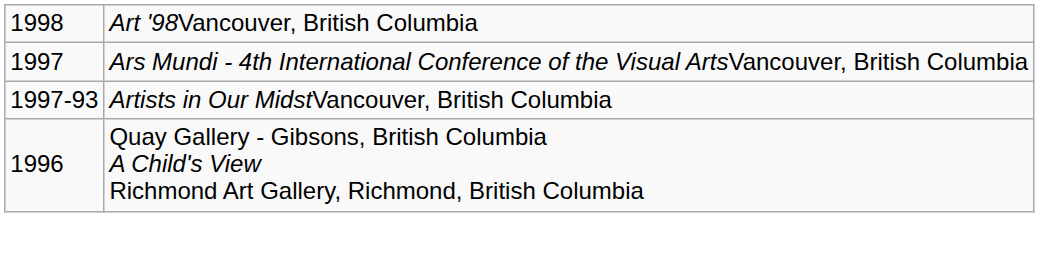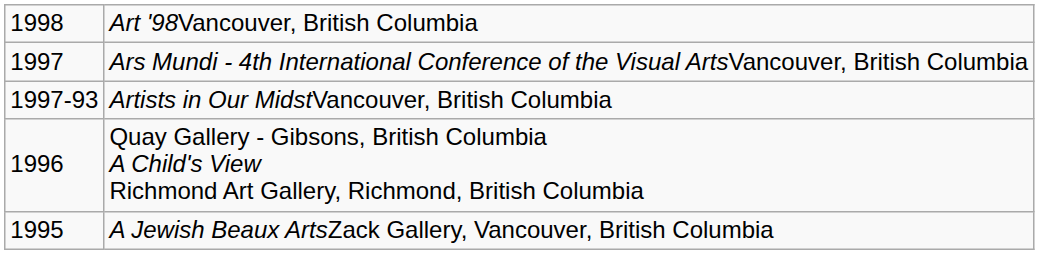+ row: (442, 229)
